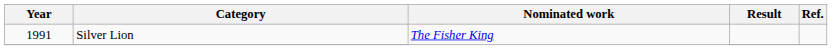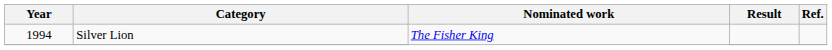(39, 34) 1991 -> (39, 34) 1994
